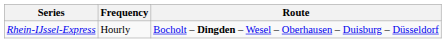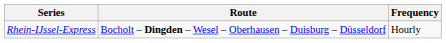columns swapped: (296, 12) <-> (124, 12)
